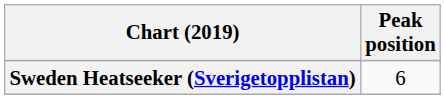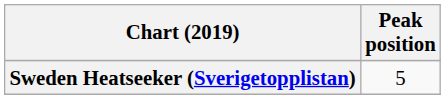(401, 77) 6 -> (401, 77) 5
